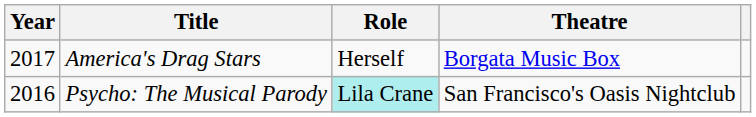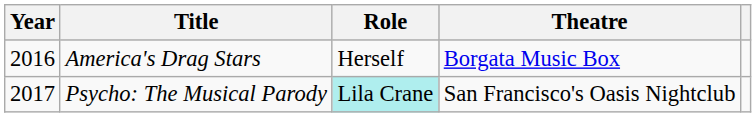(32, 58) 2017 -> (32, 58) 2016
(32, 93) 2016 -> (32, 93) 2017
